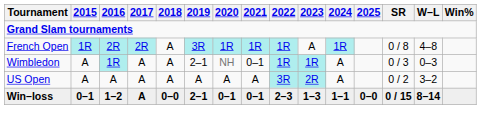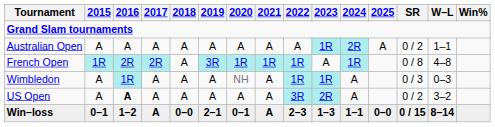+ row: (45, 46)
(198, 63) 2–1 -> (213, 79) A
(255, 63) 0–1 -> (269, 79) A
(113, 79) normal -> (127, 96) bold
(255, 96) 0–1 -> (269, 113) A
